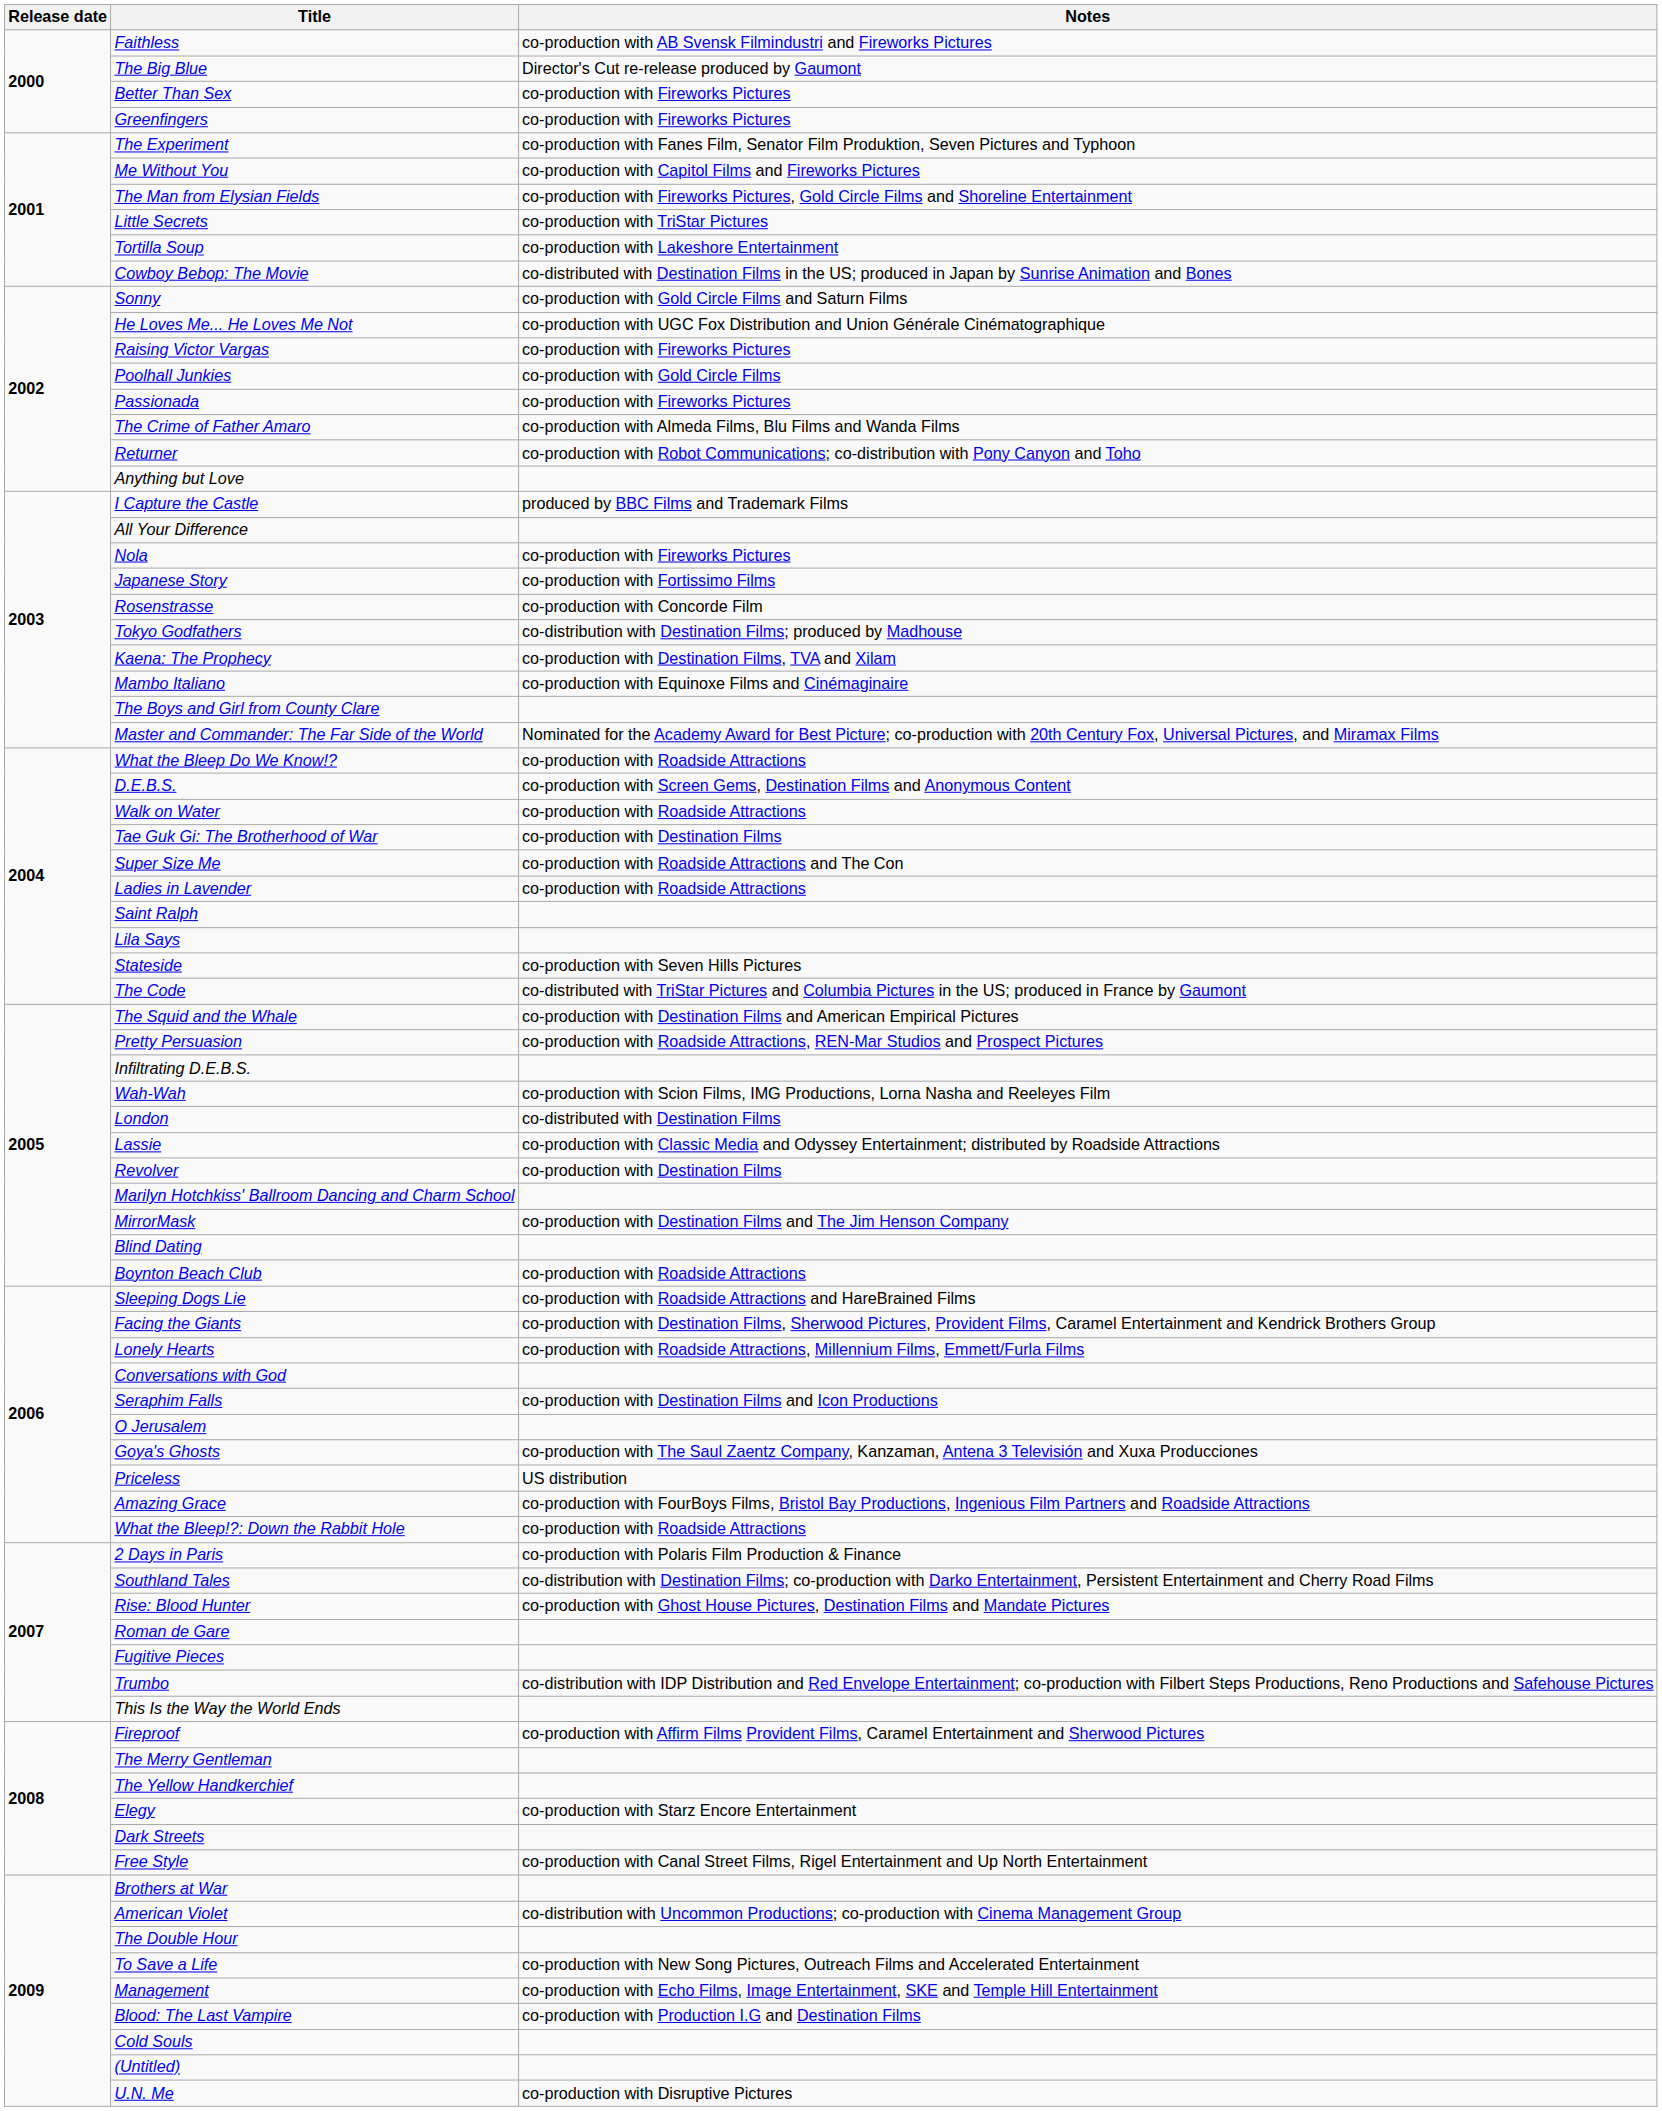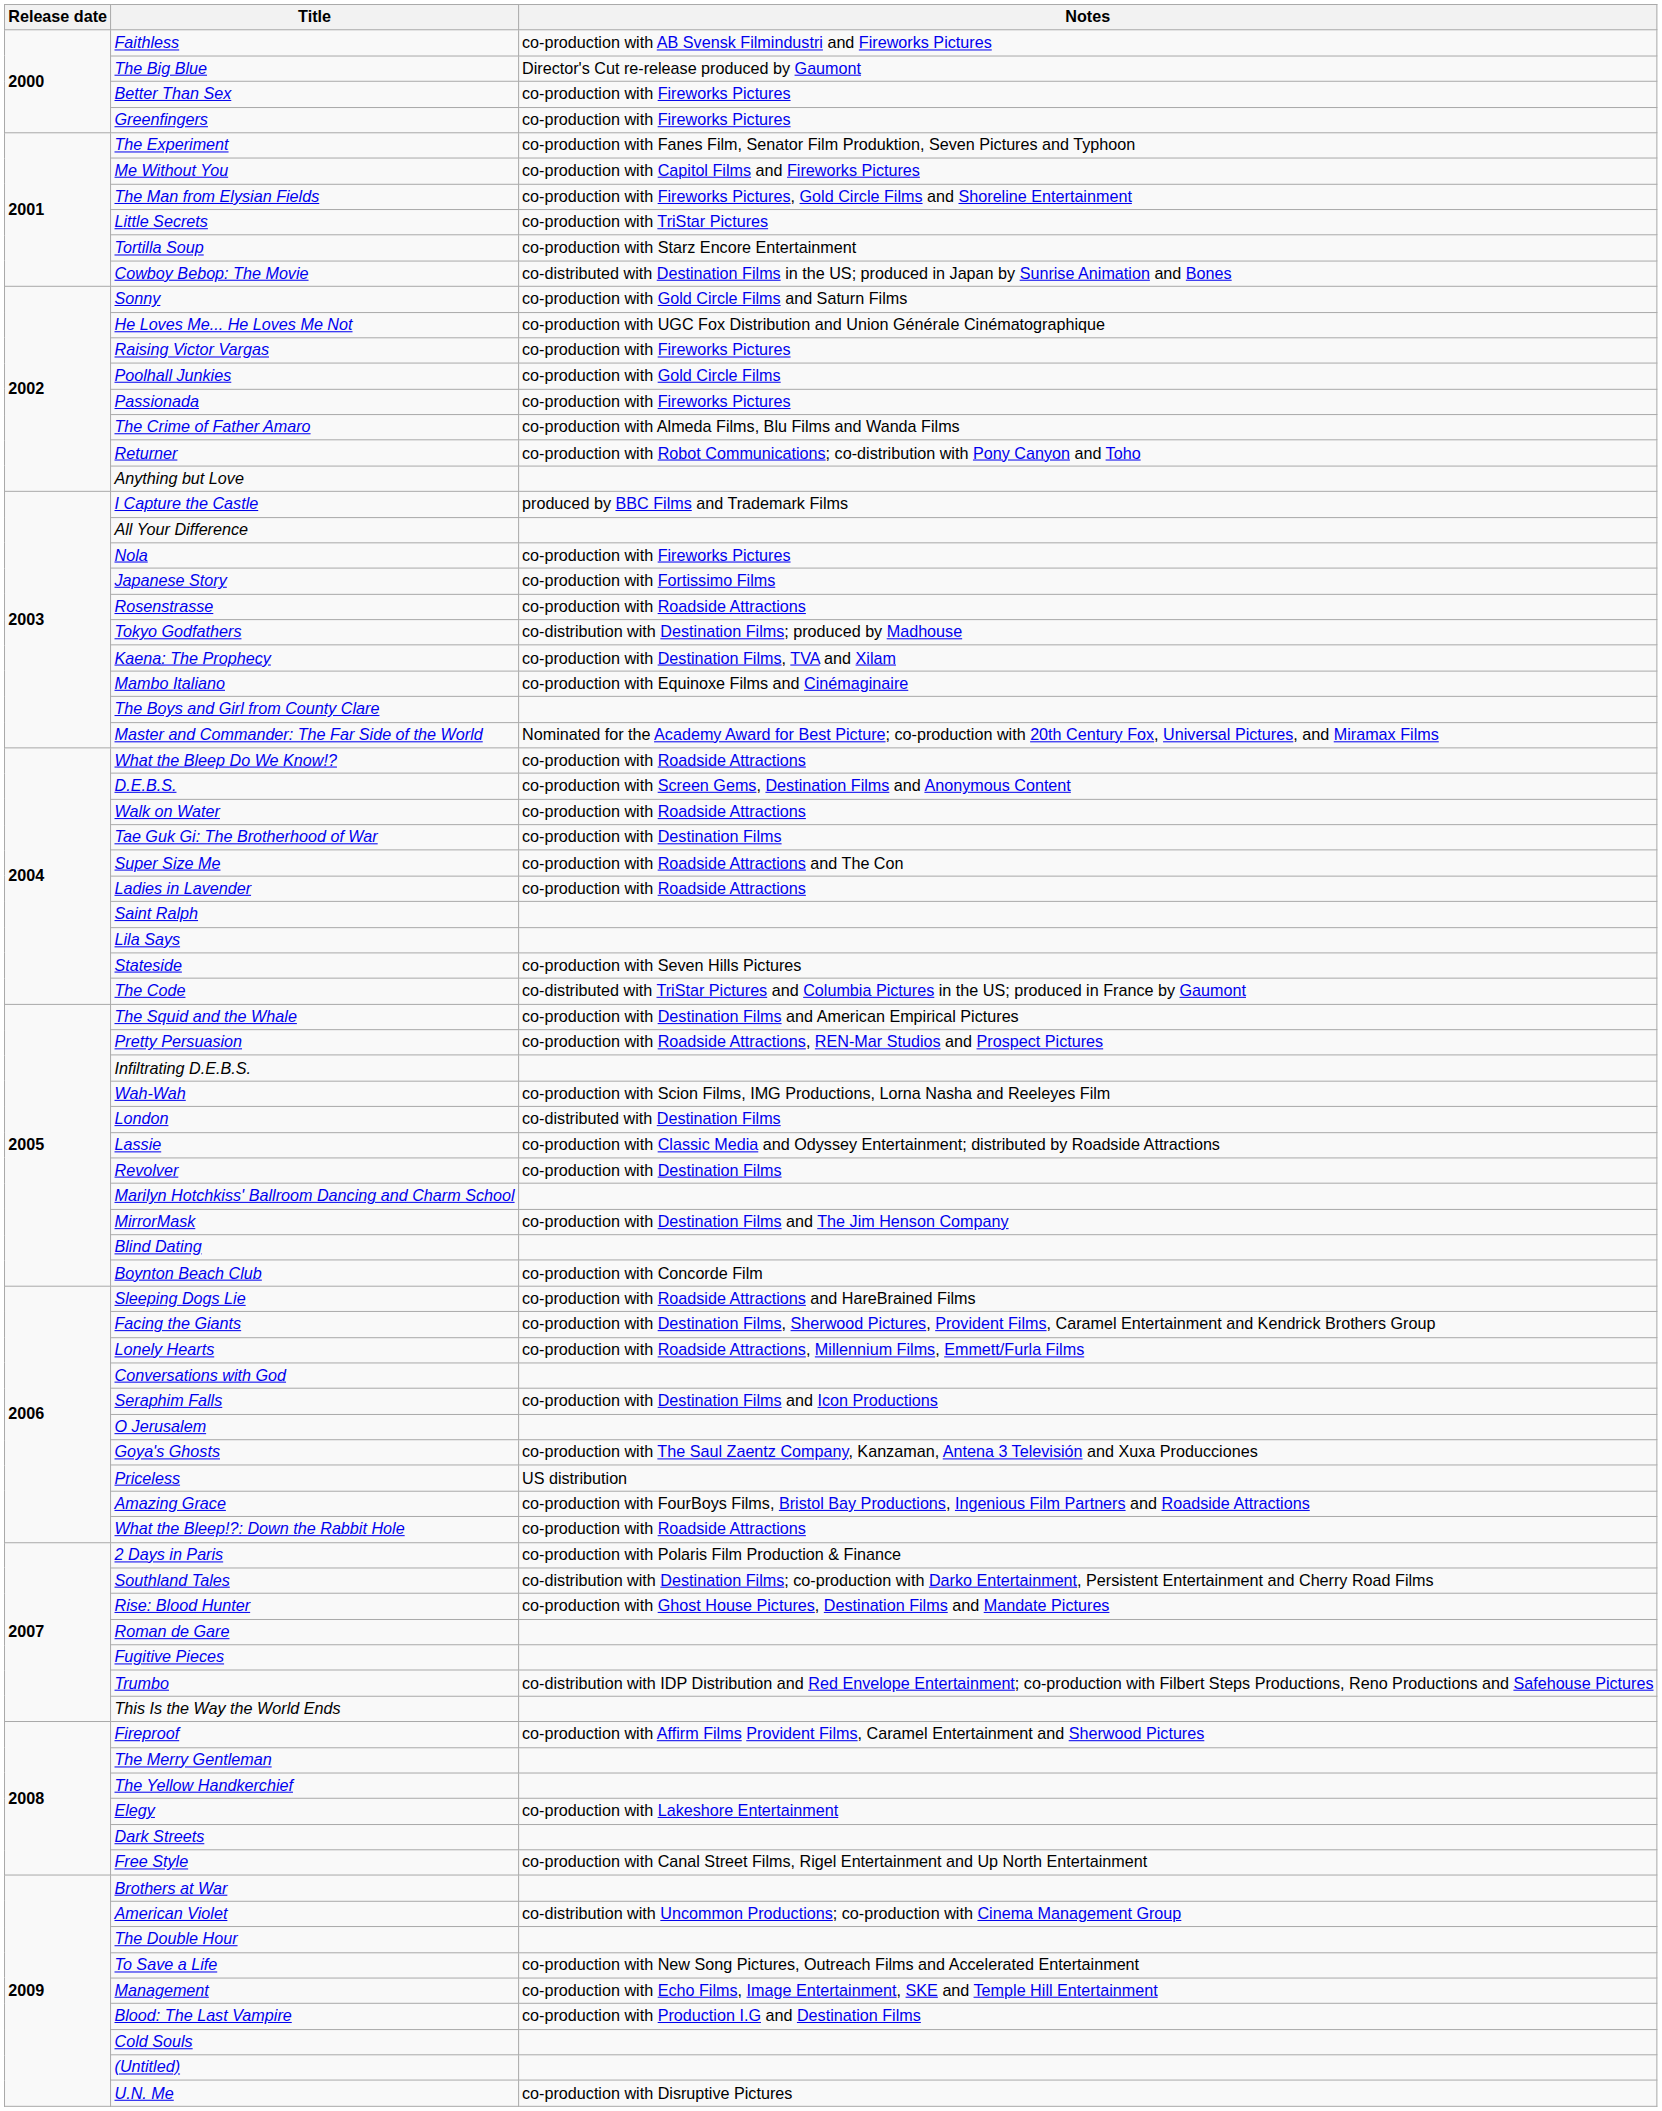(680, 247) co-production with Lakeshore Entertainment -> (689, 247) co-production with Starz Encore Entertainment
(642, 606) co-production with Concorde Film -> (664, 606) co-production with Roadside Attractions
(664, 1273) co-production with Roadside Attractions -> (642, 1273) co-production with Concorde Film
(689, 1811) co-production with Starz Encore Entertainment -> (680, 1811) co-production with Lakeshore Entertainment
